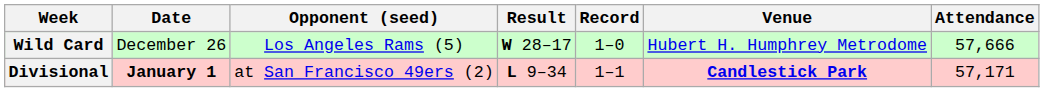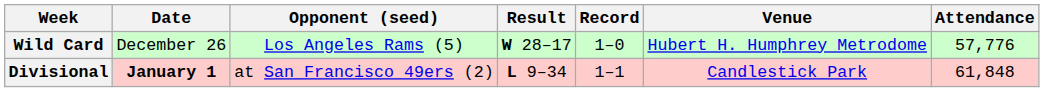(985, 45) 57,666 -> (985, 45) 57,776
(787, 72) bold -> (787, 72) normal
(985, 72) 57,171 -> (985, 72) 61,848
